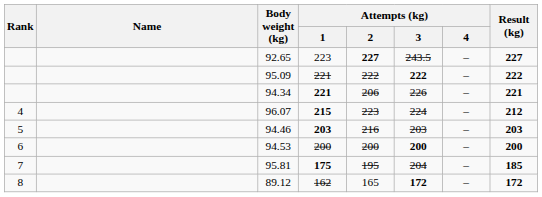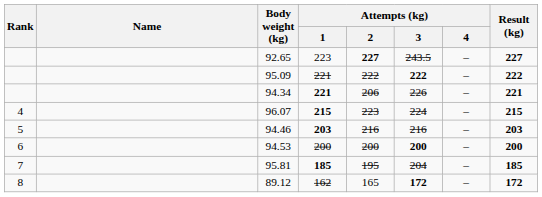(514, 111) 212 -> (514, 111) 215
(418, 129) 203 -> (418, 129) 216
(323, 165) 175 -> (323, 165) 185
